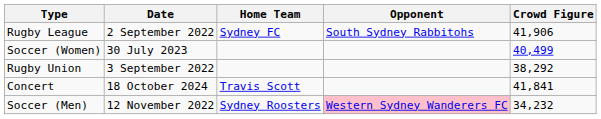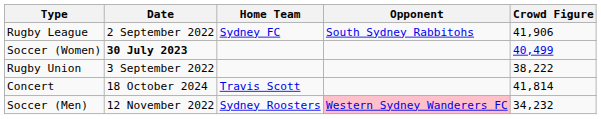(147, 50) normal -> (147, 50) bold
(533, 68) 38,292 -> (533, 68) 38,222
(533, 86) 41,841 -> (533, 86) 41,814
